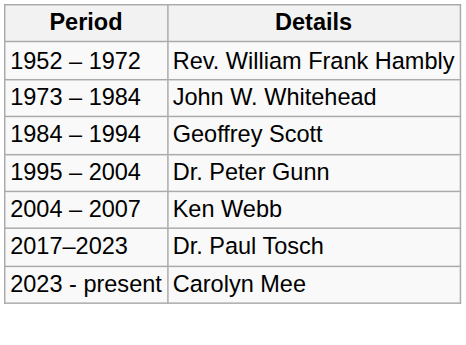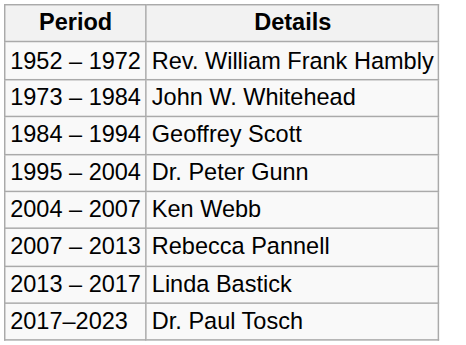+ row: (241, 246)
+ row: (222, 284)
- row: (239, 284)
